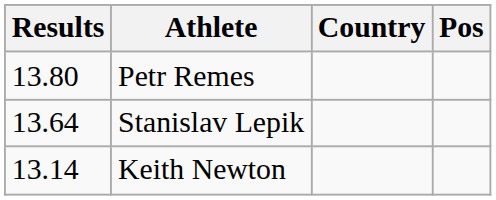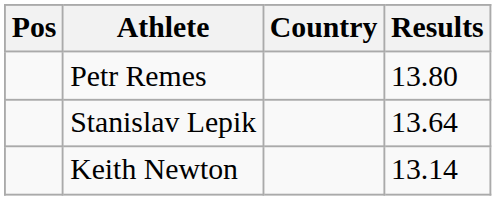columns swapped: (461, 28) <-> (58, 28)
